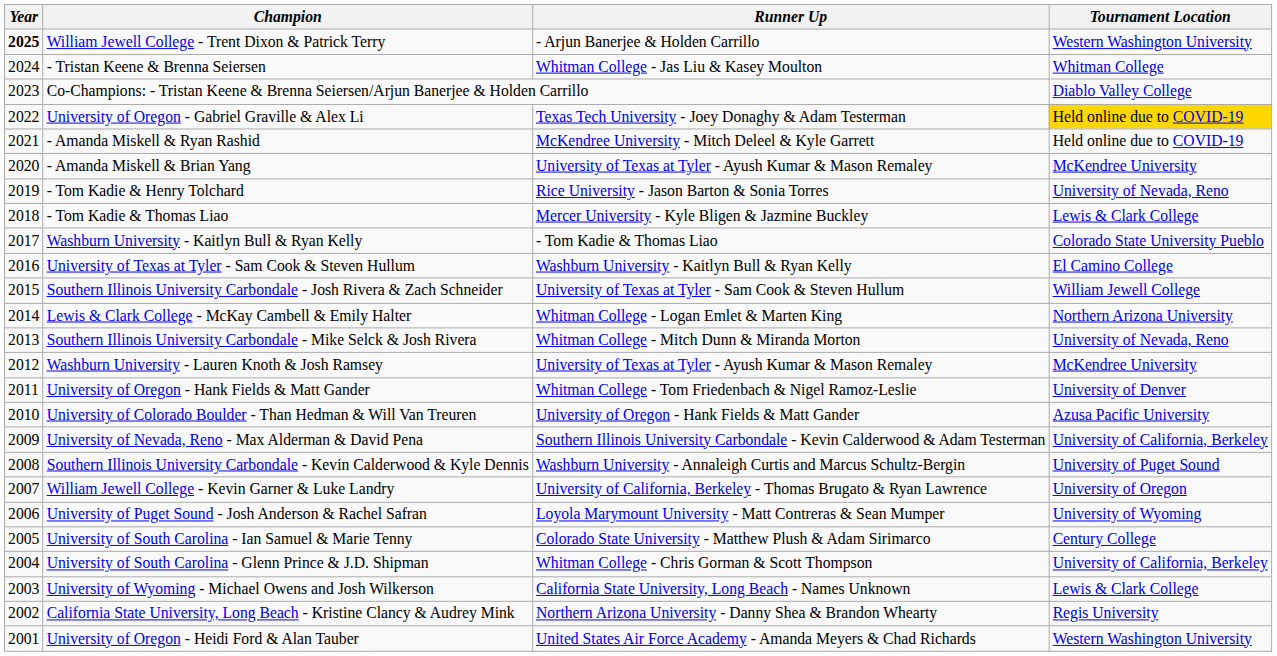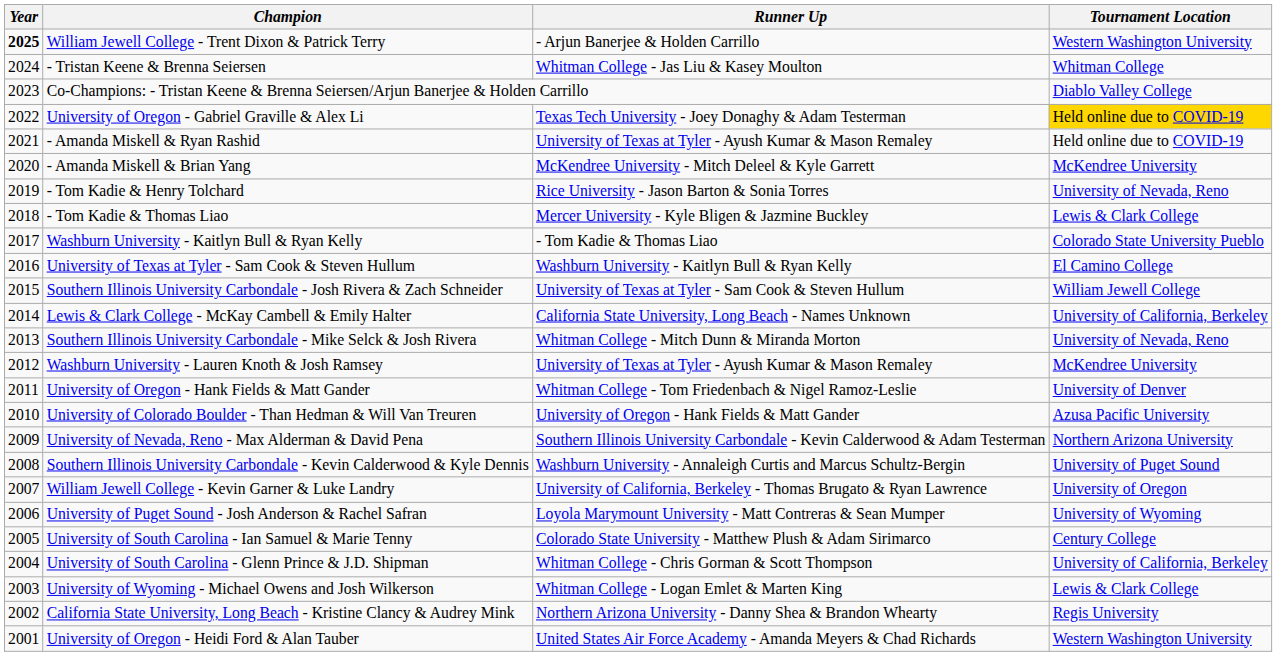(705, 141) McKendree University - Mitch Deleel & Kyle Garrett -> (734, 141) University of Texas at Tyler - Ayush Kumar & Mason Remaley
(734, 166) University of Texas at Tyler - Ayush Kumar & Mason Remaley -> (705, 166) McKendree University - Mitch Deleel & Kyle Garrett
(689, 315) Whitman College - Logan Emlet & Marten King -> (723, 315) California State University, Long Beach - Names Unknown
(1143, 315) Northern Arizona University -> (1160, 315) University of California, Berkeley
(1160, 439) University of California, Berkeley -> (1143, 439) Northern Arizona University
(723, 588) California State University, Long Beach - Names Unknown -> (689, 588) Whitman College - Logan Emlet & Marten King
